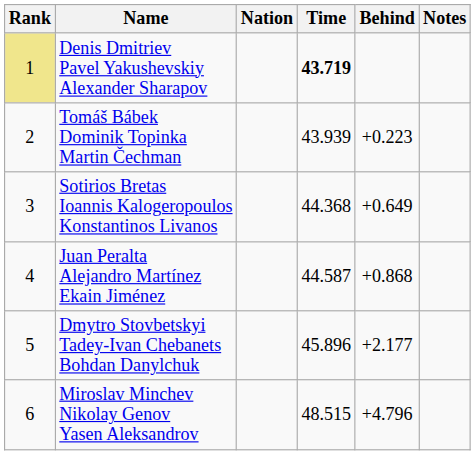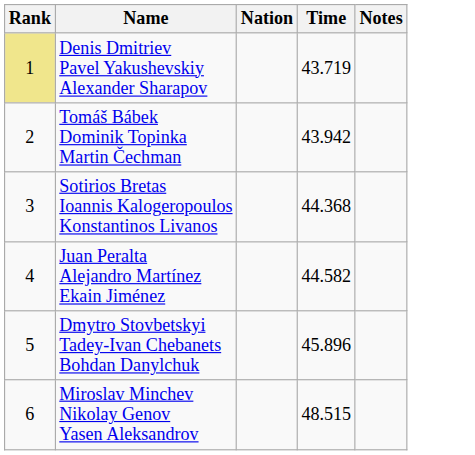- column: (387, 18)
(326, 67) bold -> (326, 67) normal
(326, 137) 43.939 -> (326, 137) 43.942
(326, 275) 44.587 -> (326, 275) 44.582
